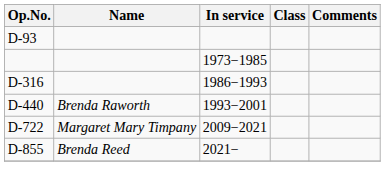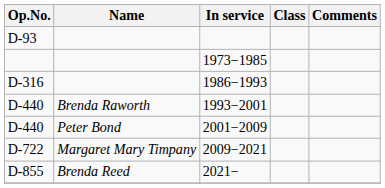+ row: (26, 127)
